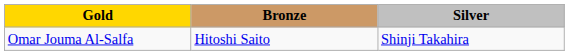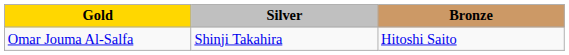columns swapped: (471, 15) <-> (284, 15)
